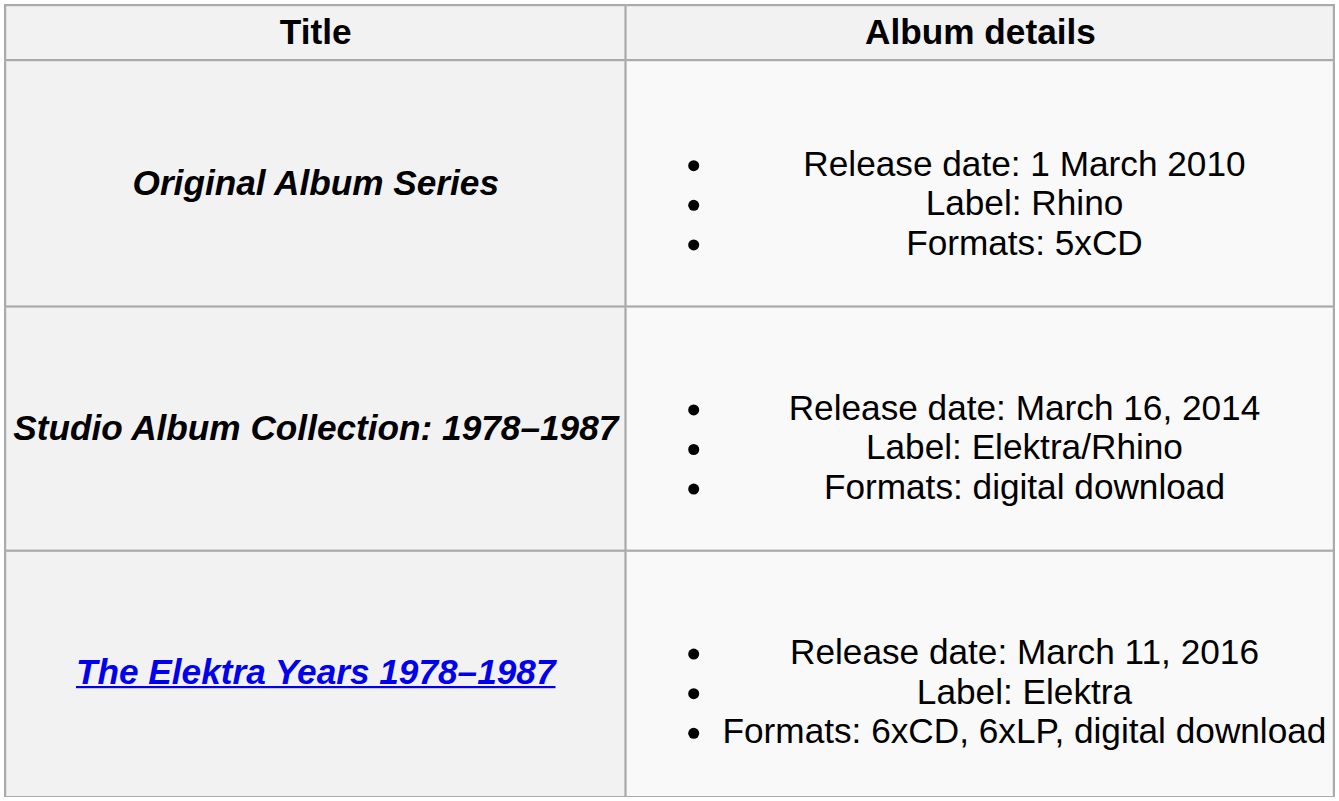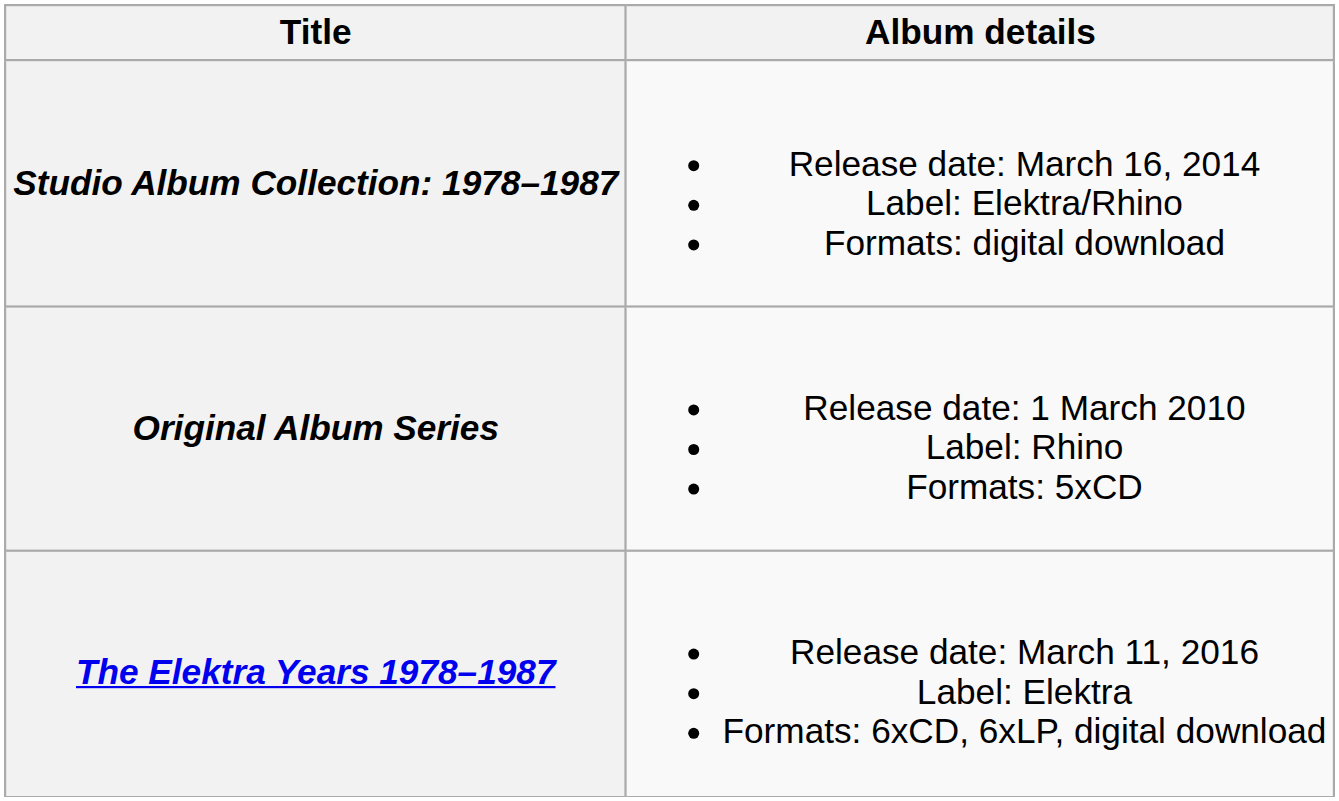rows swapped: (316, 182) <-> (316, 427)
